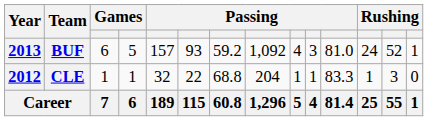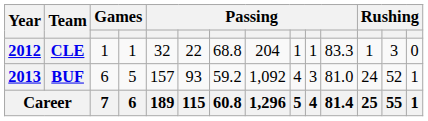rows swapped: (68, 76) <-> (68, 50)
